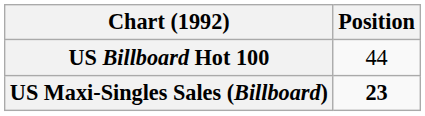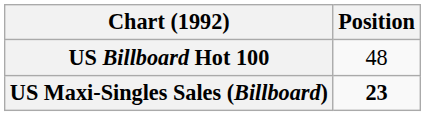(377, 57) 44 -> (377, 57) 48
